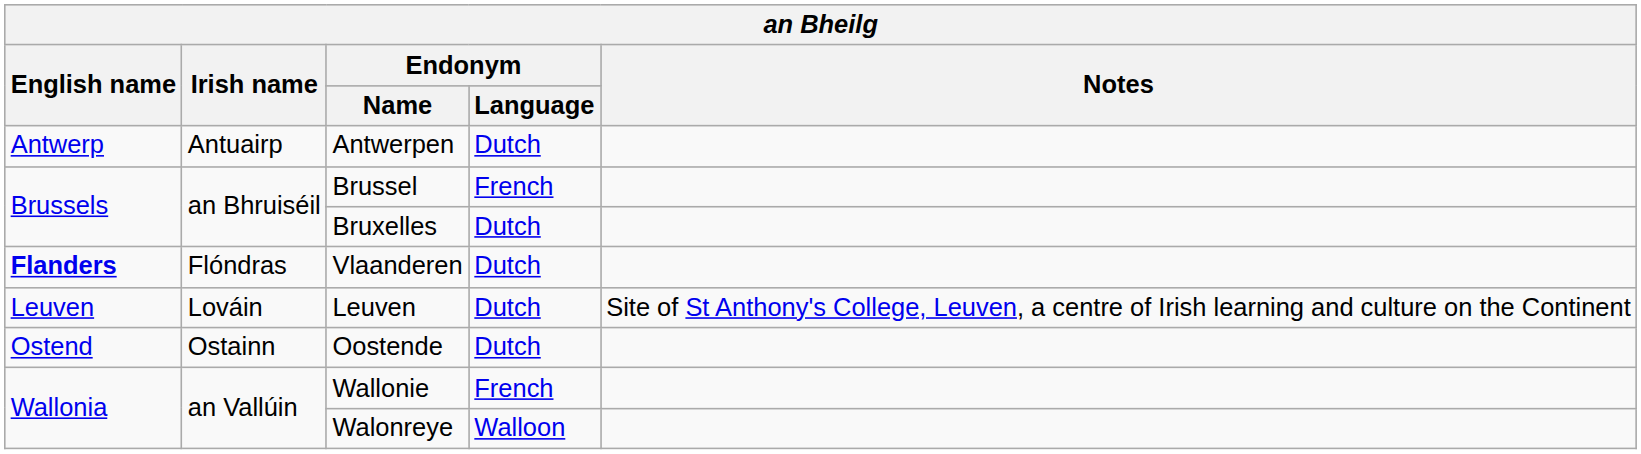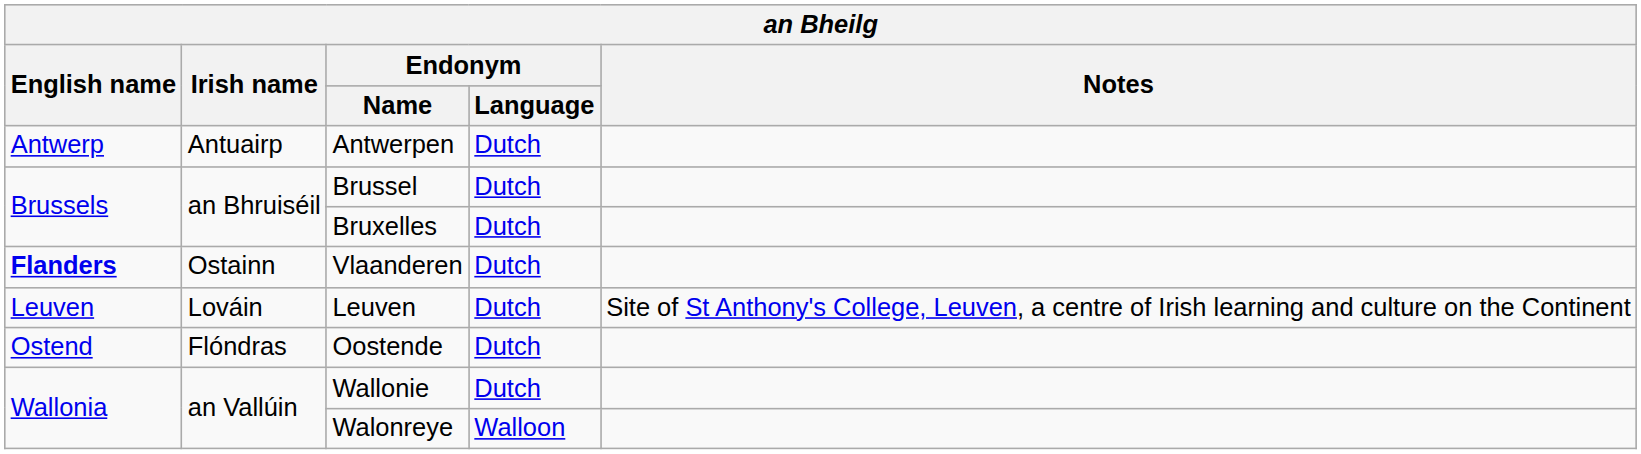(514, 186) French -> (508, 186) Dutch
(237, 266) Flóndras -> (232, 266) Ostainn
(232, 347) Ostainn -> (237, 347) Flóndras
(514, 387) French -> (508, 387) Dutch
